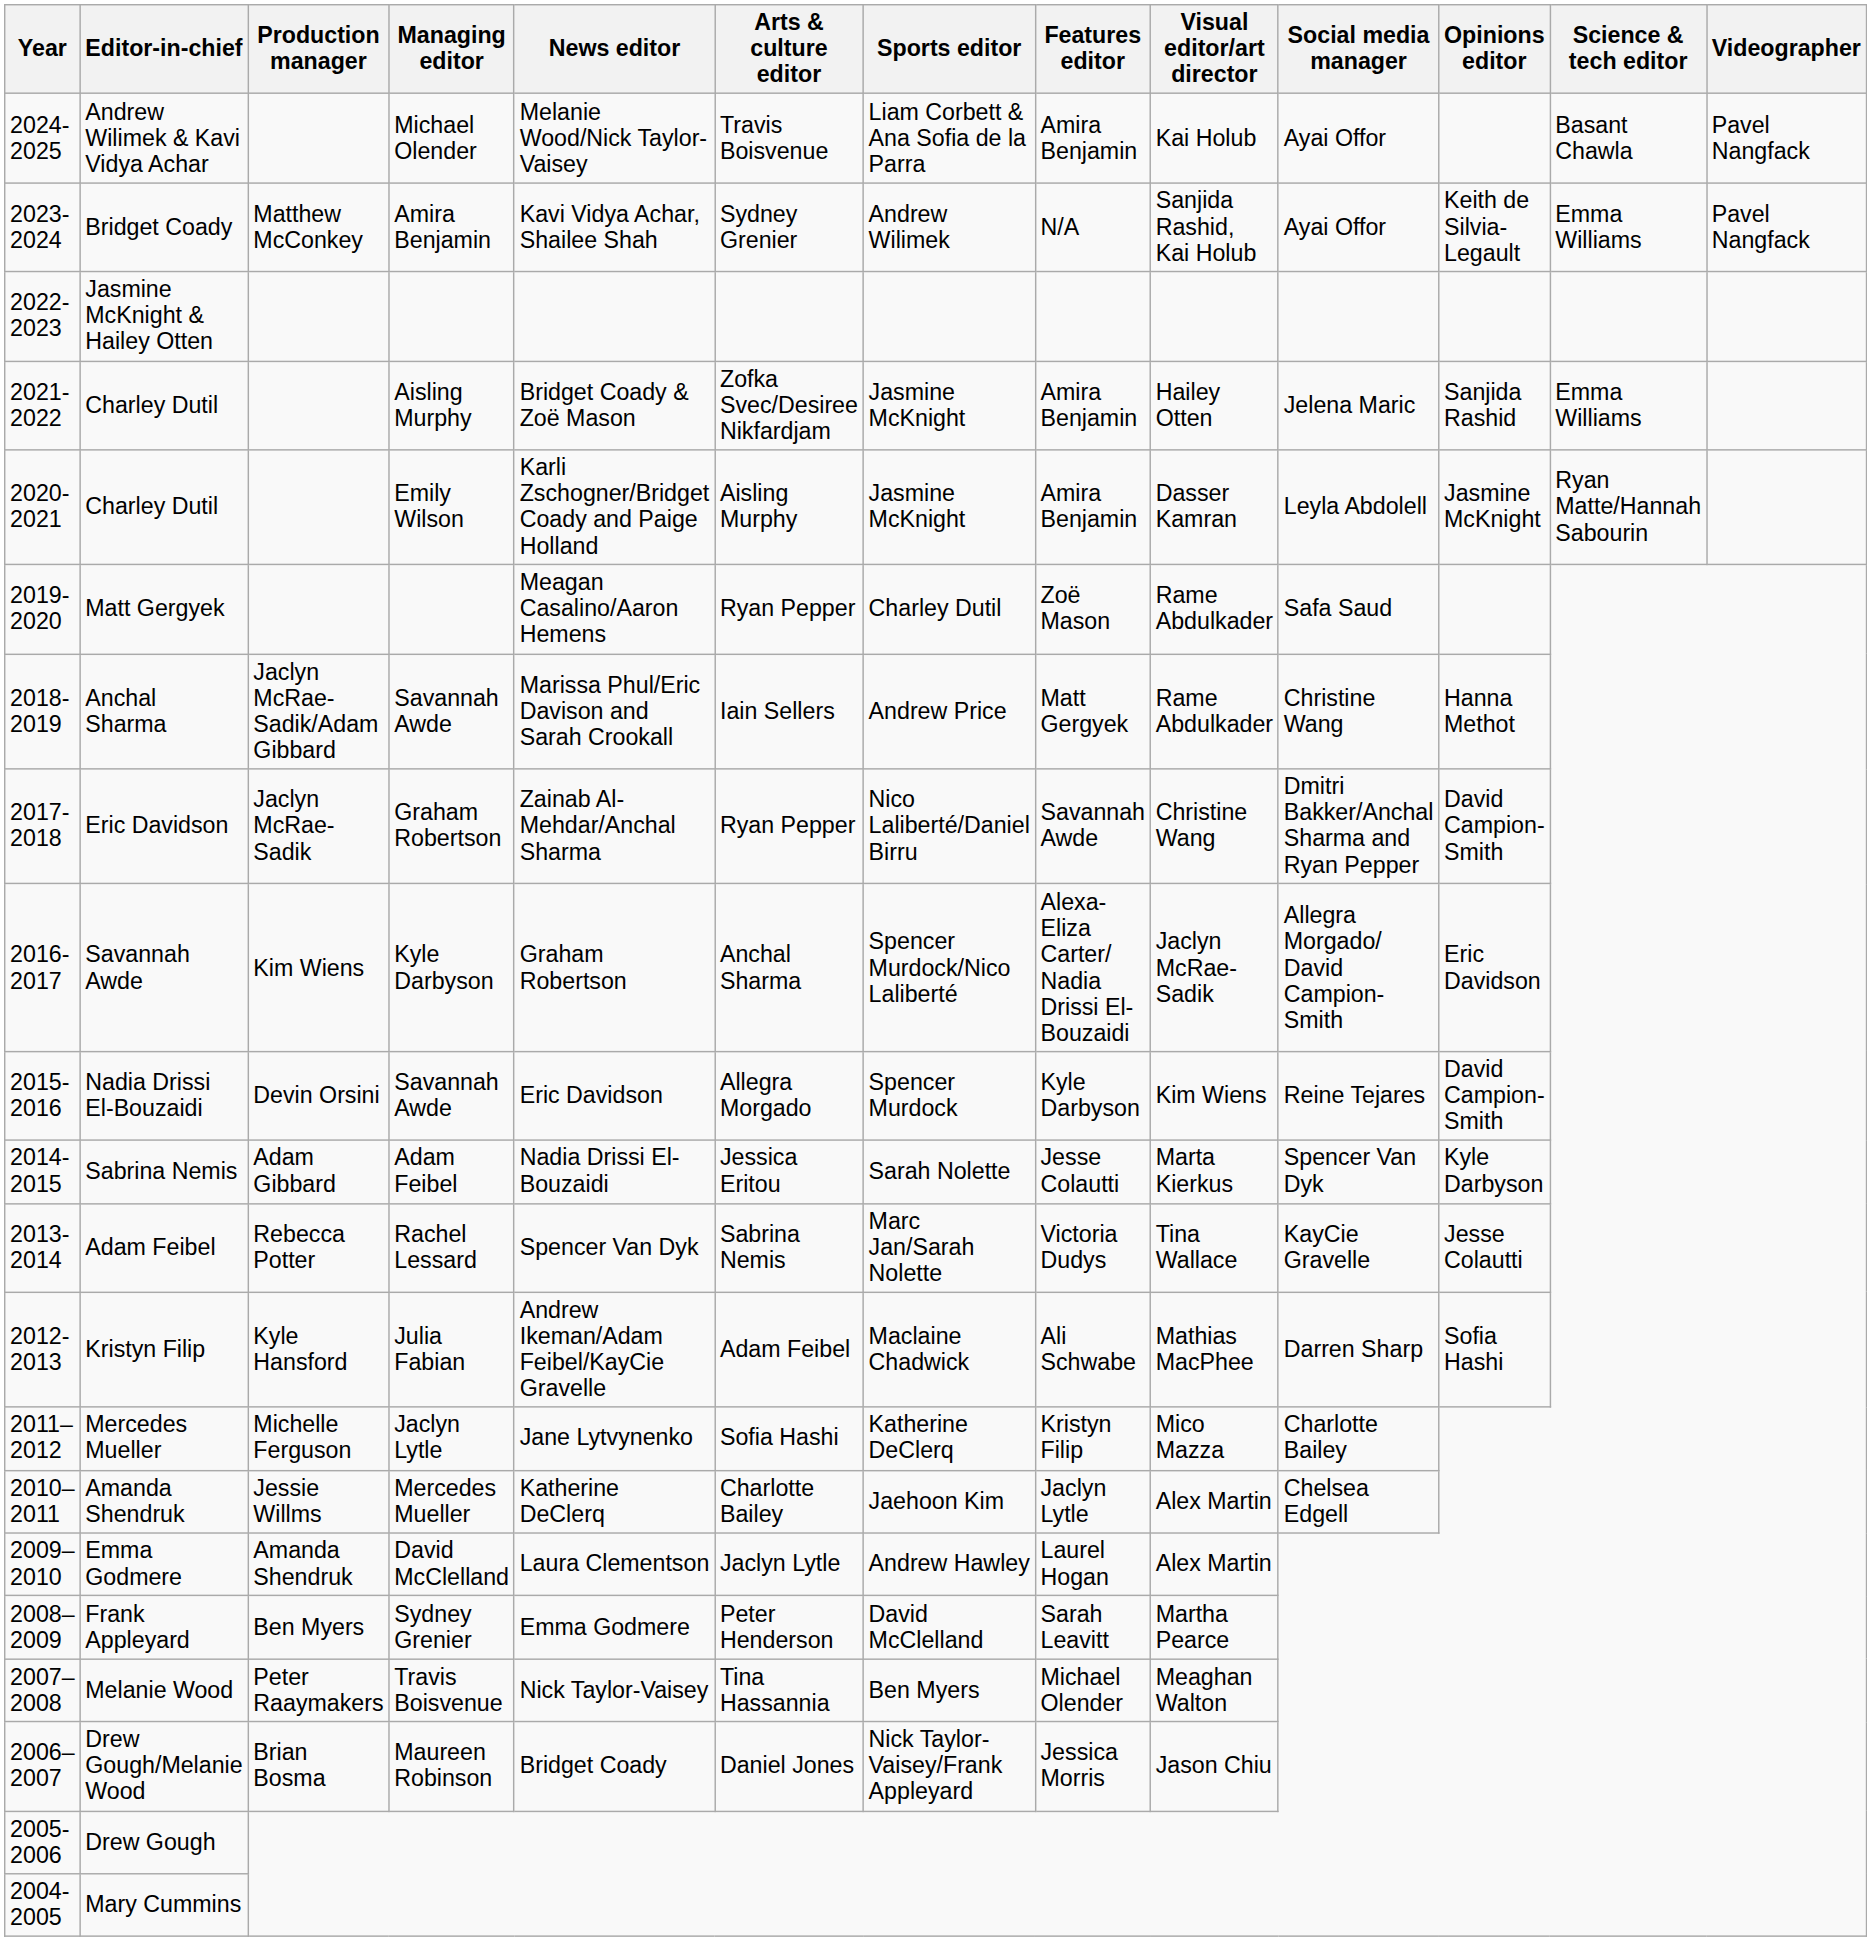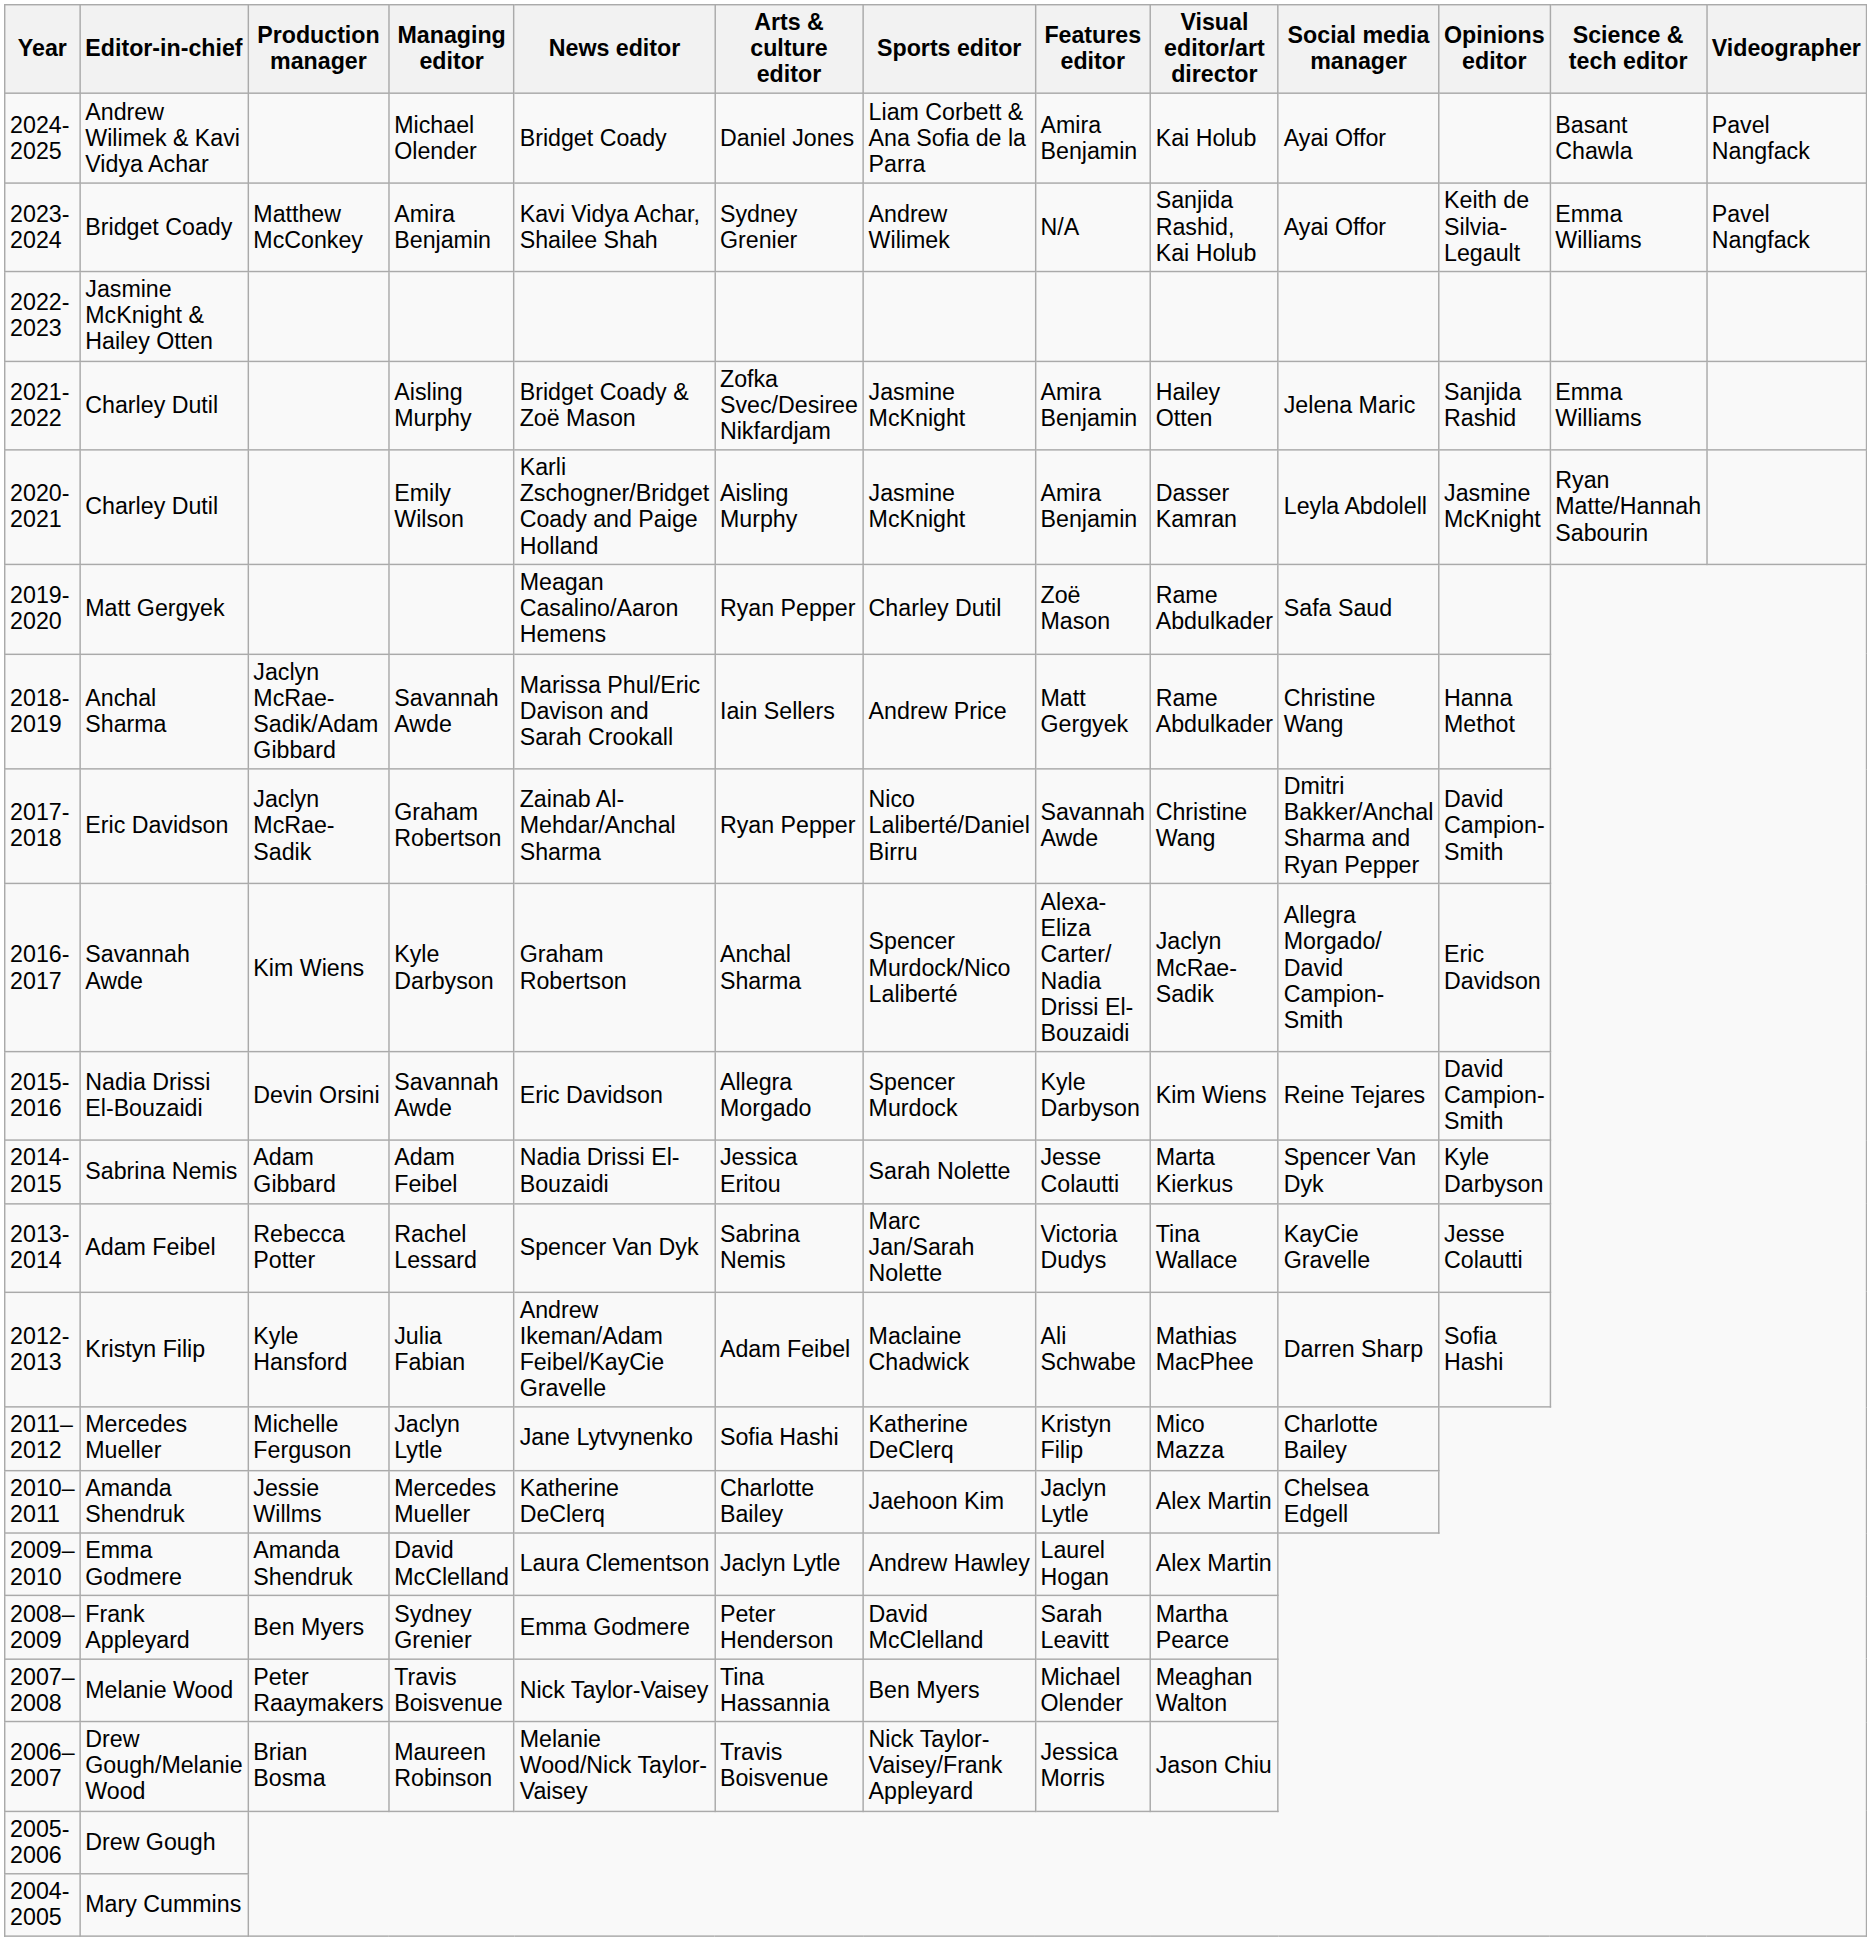(613, 137) Melanie Wood/Nick Taylor-Vaisey -> (593, 137) Bridget Coady
(774, 137) Travis Boisvenue -> (787, 137) Daniel Jones
(593, 1765) Bridget Coady -> (613, 1765) Melanie Wood/Nick Taylor-Vaisey
(787, 1765) Daniel Jones -> (774, 1765) Travis Boisvenue
